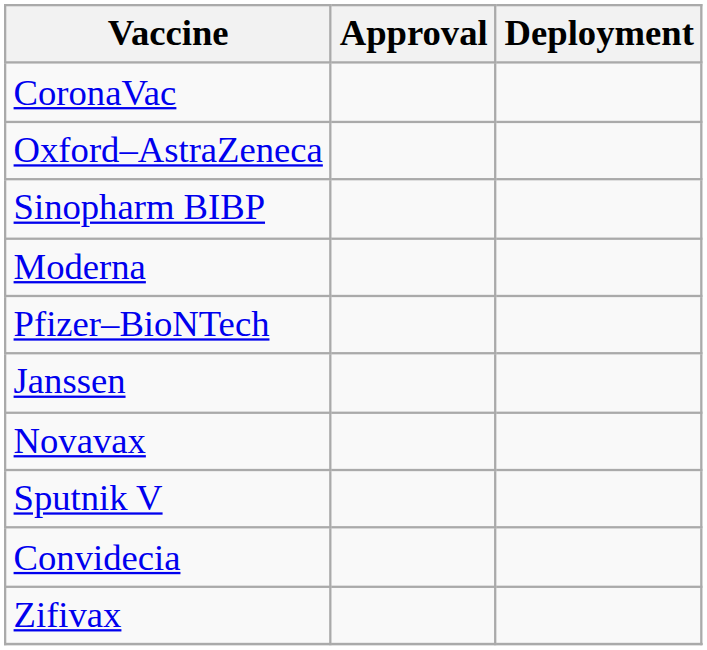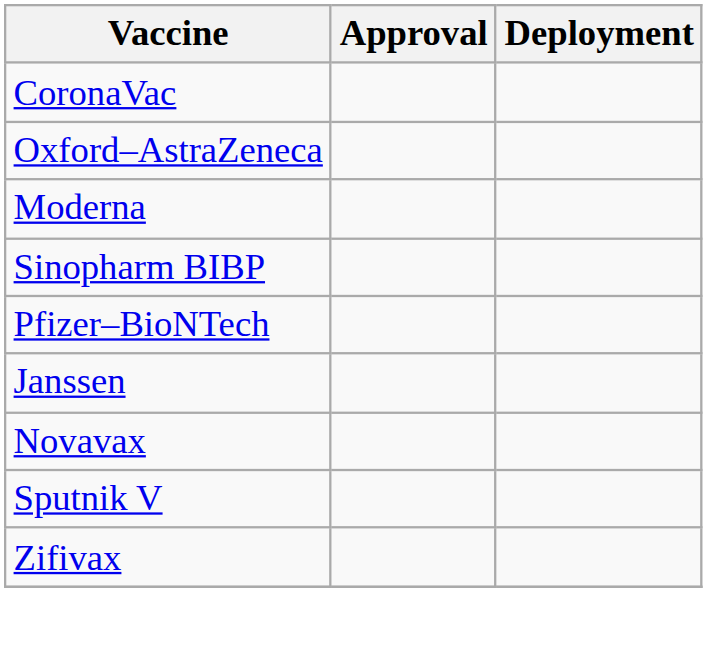rows swapped: (139, 207) <-> (80, 265)
- row: (97, 556)
